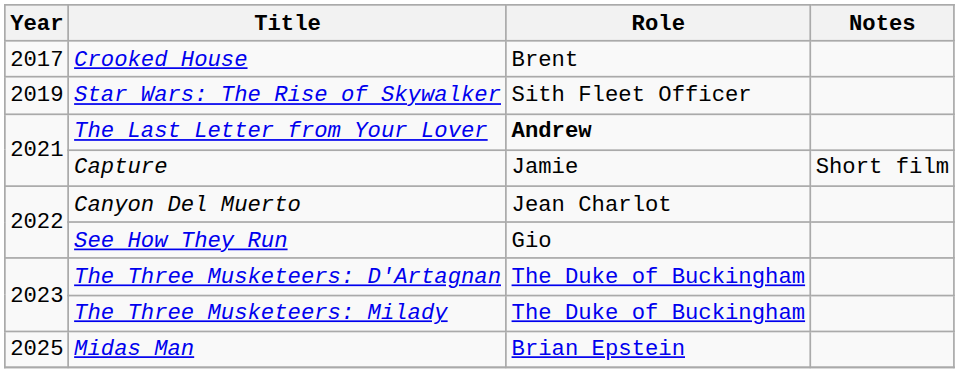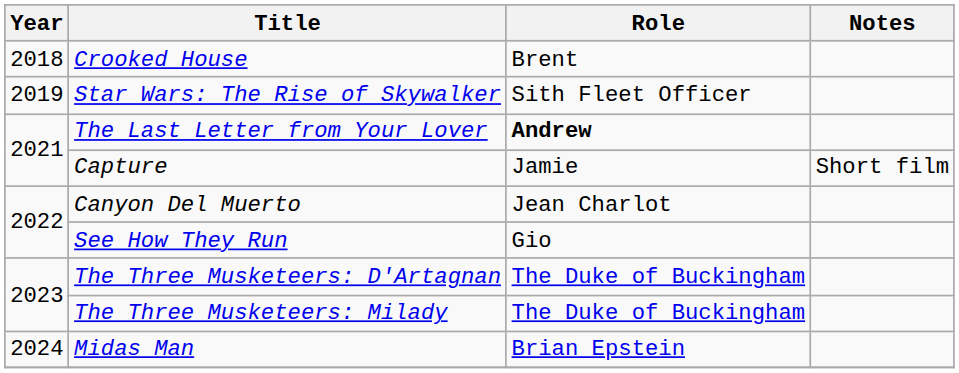(37, 59) 2017 -> (37, 59) 2018
(37, 349) 2025 -> (37, 349) 2024
